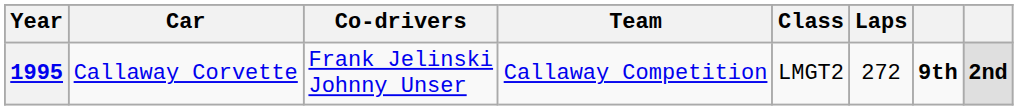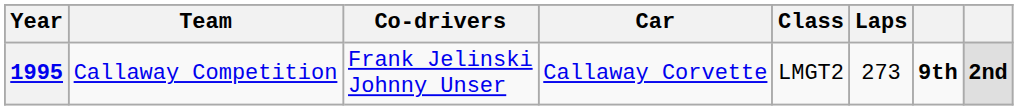columns swapped: (636, 23) <-> (186, 23)
(881, 73) 272 -> (881, 73) 273
